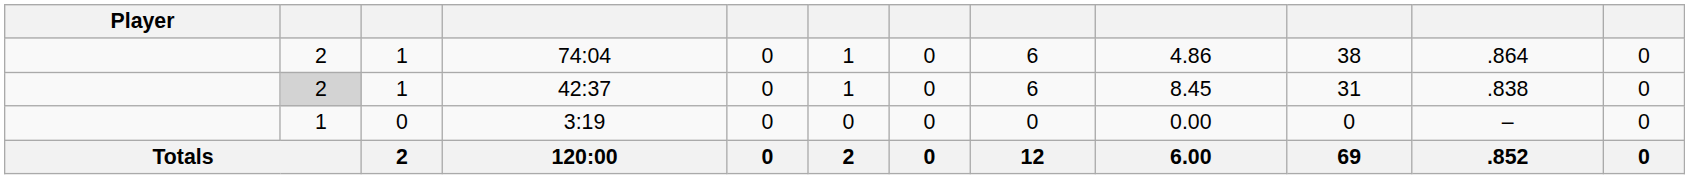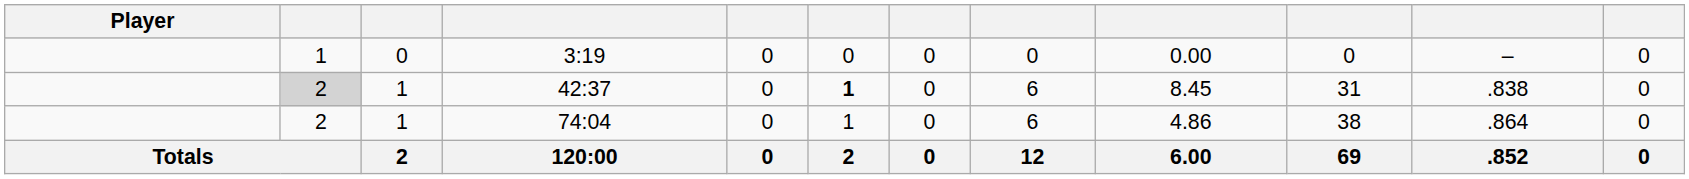rows swapped: (585, 55) <-> (585, 122)
(848, 88) normal -> (848, 88) bold
